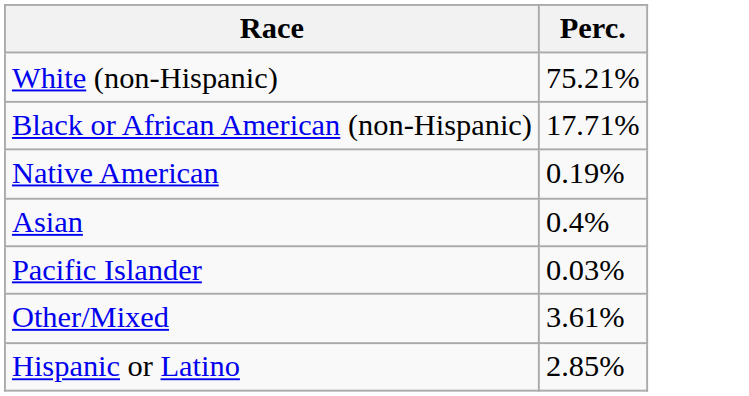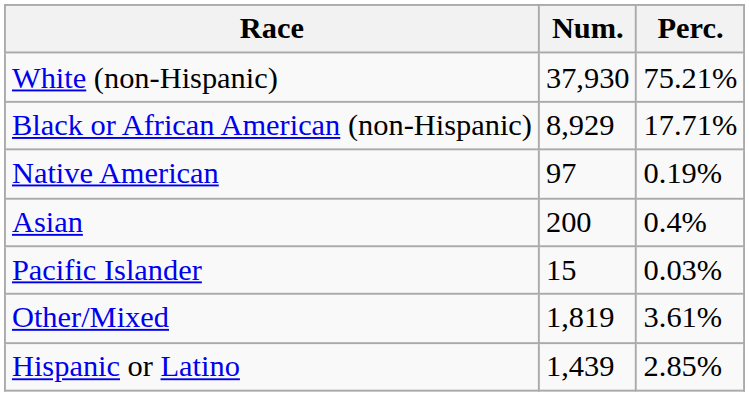+ column: (588, 28)
